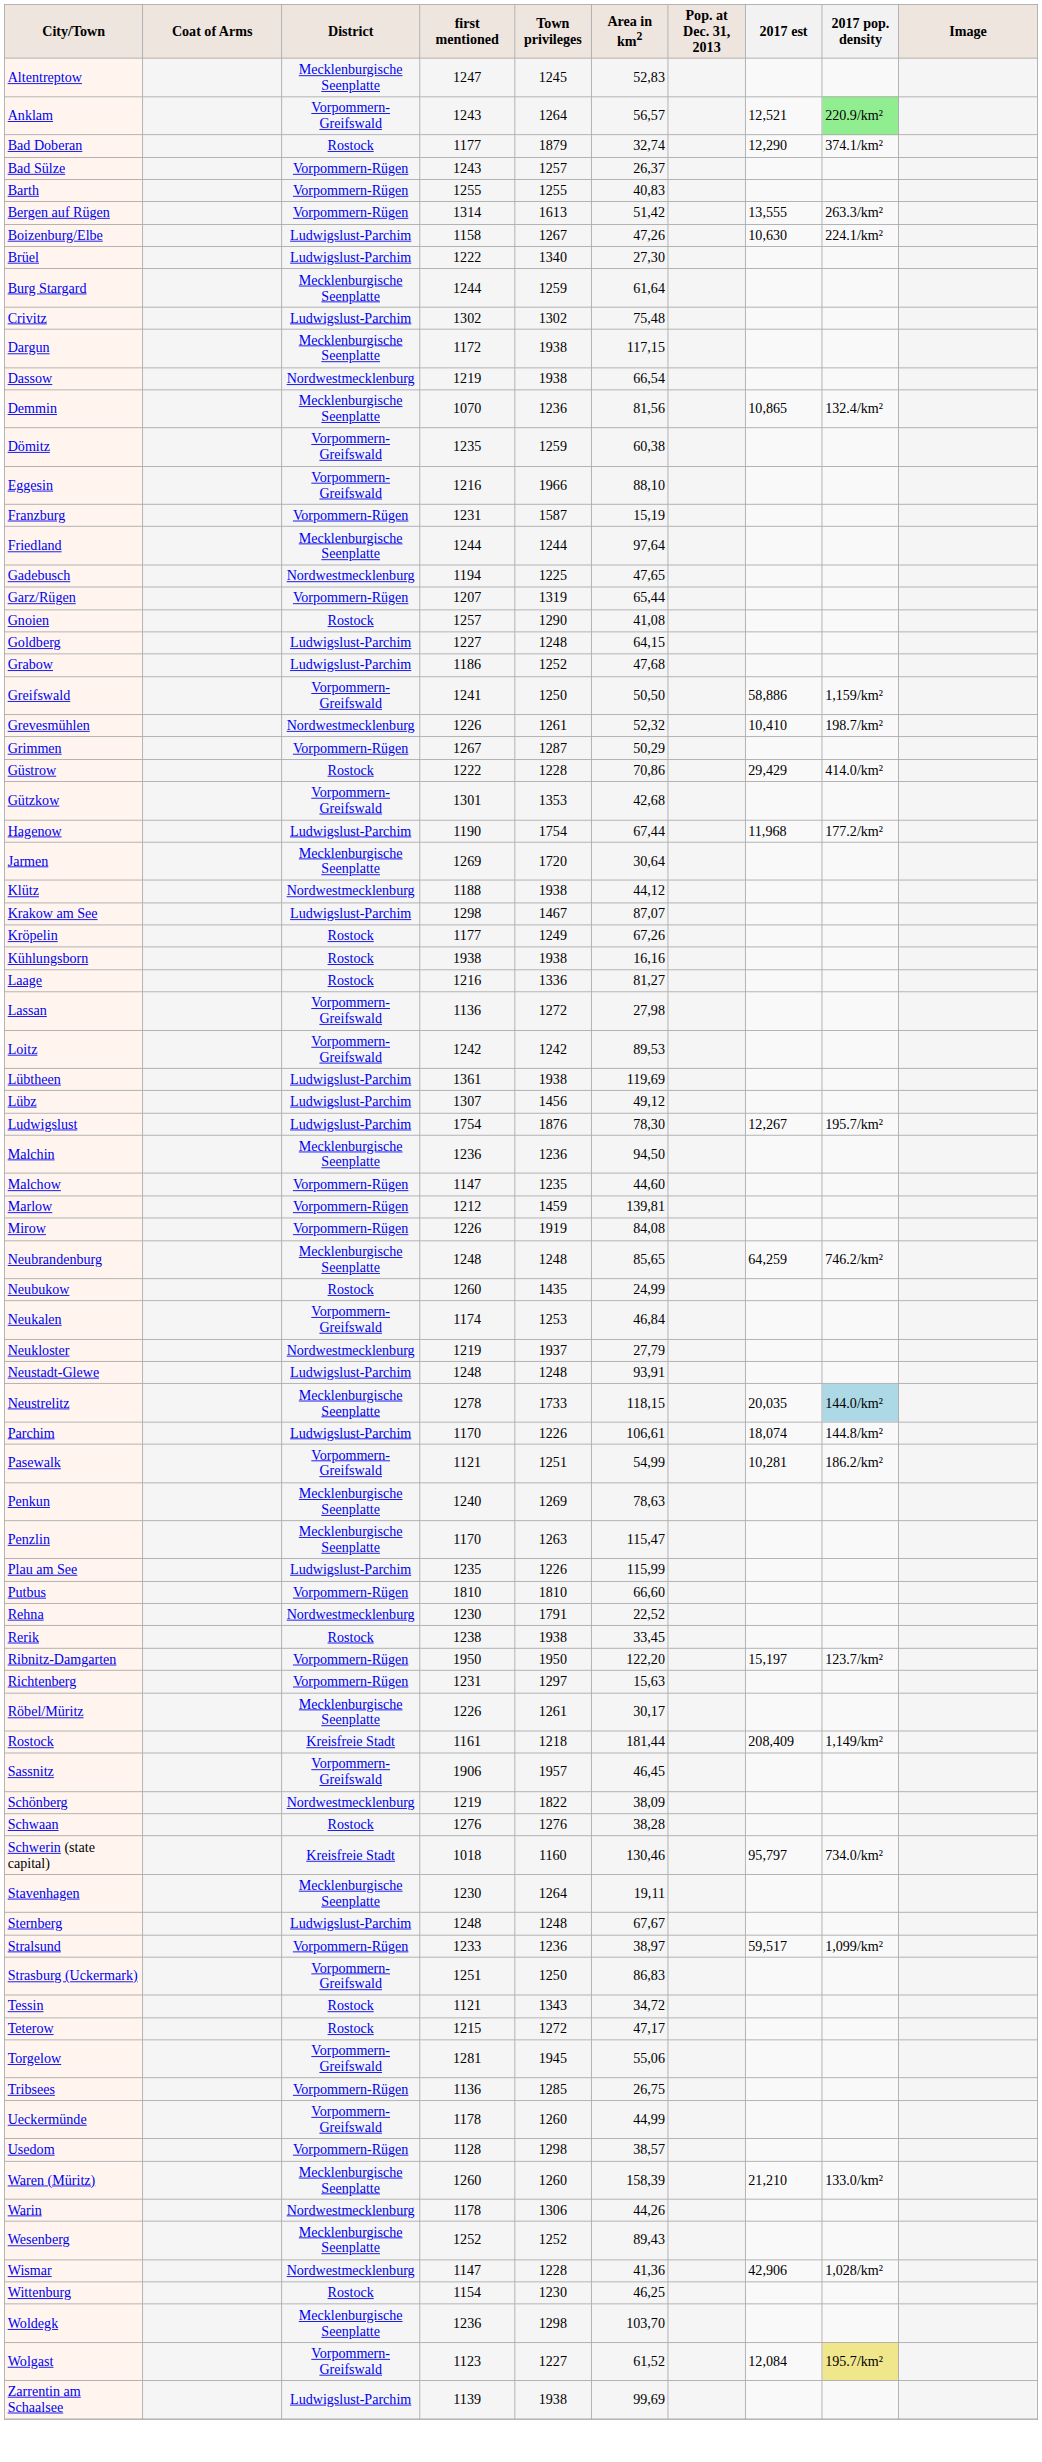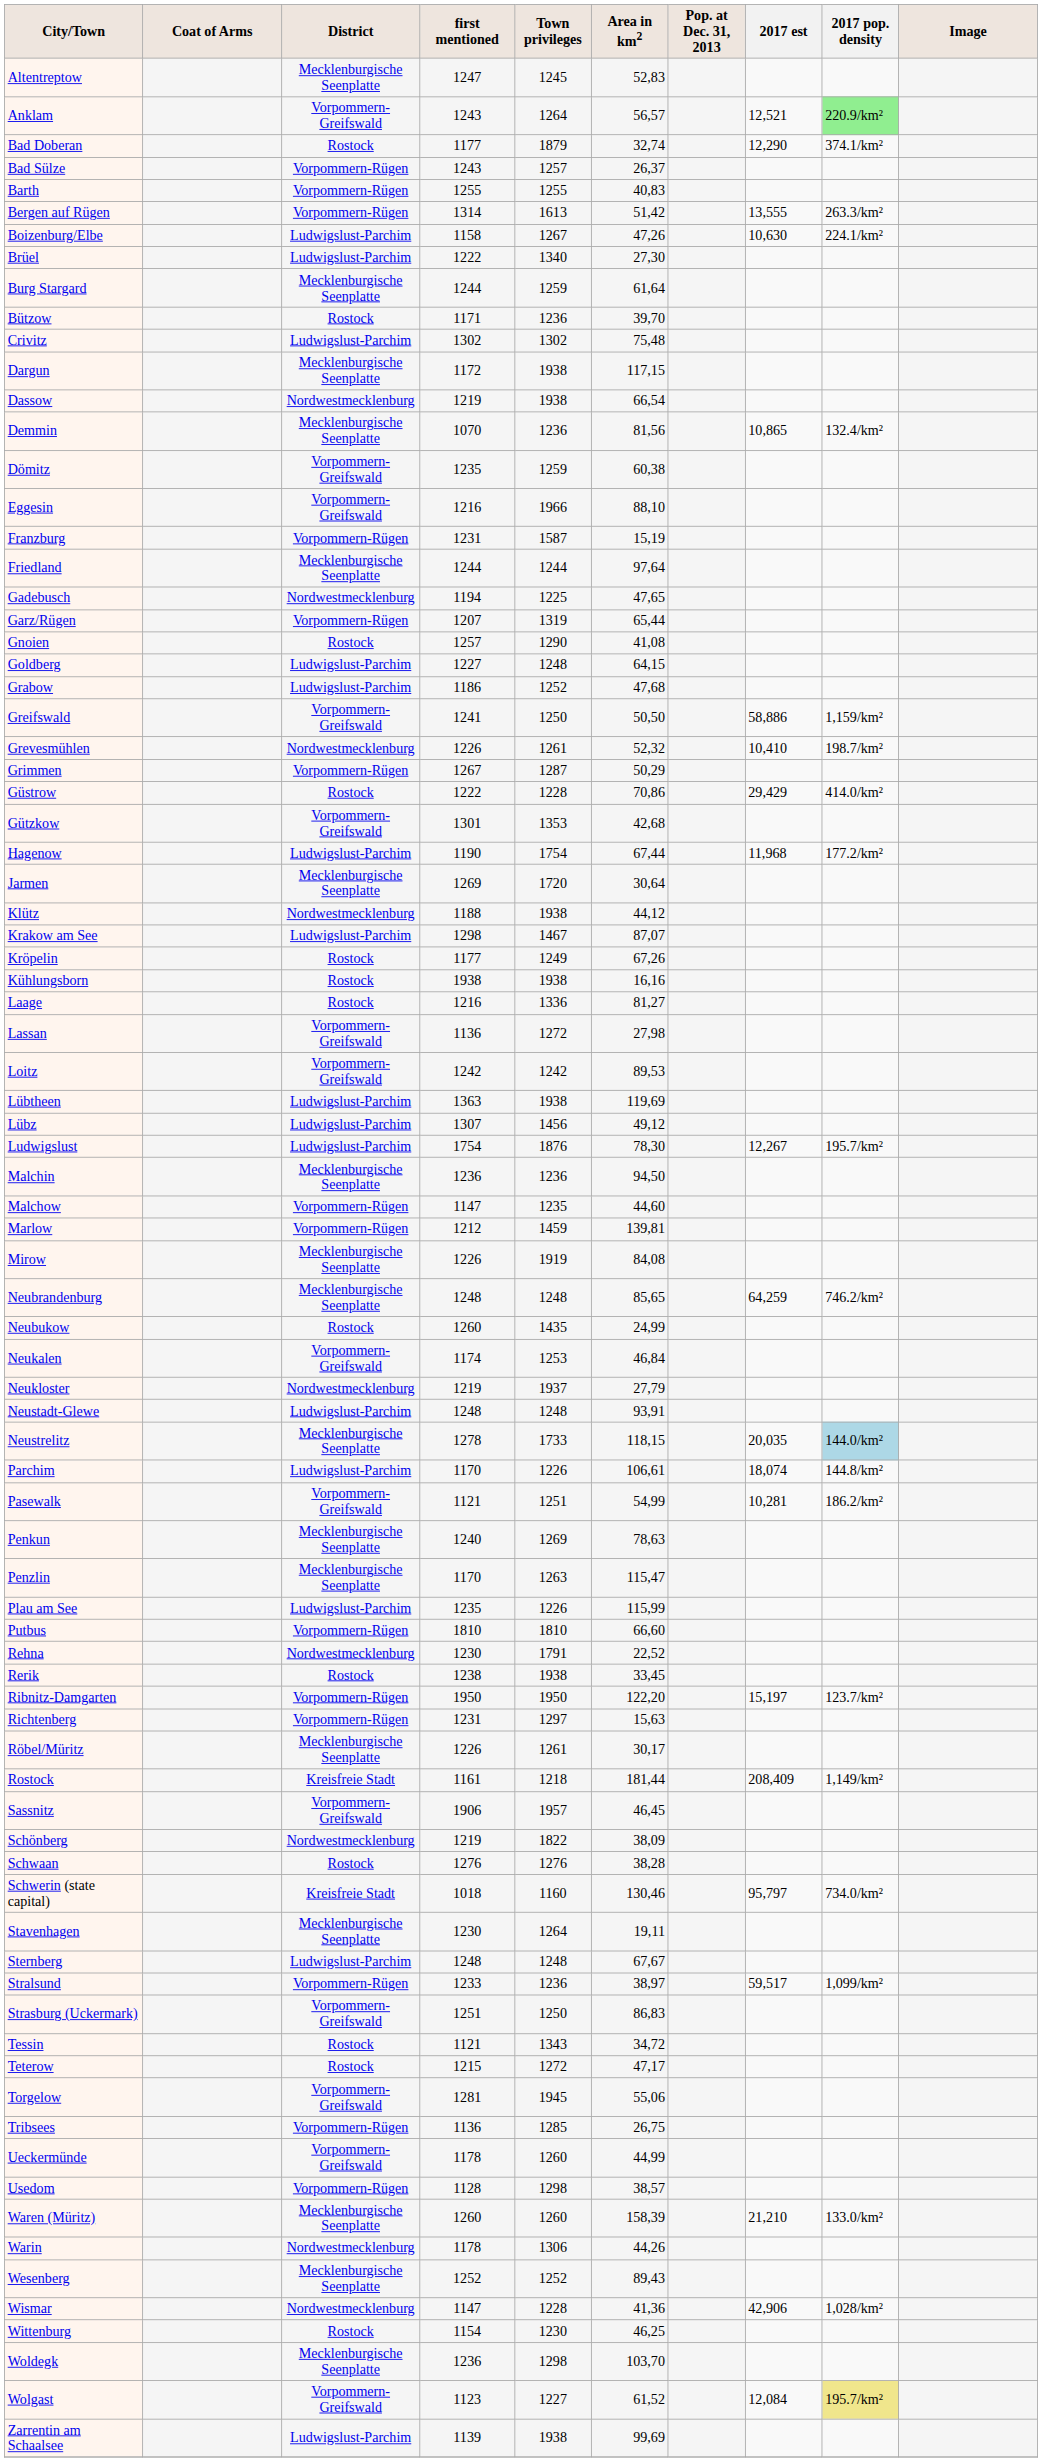+ row: (30, 318)
(467, 1079) 1361 -> (467, 1101) 1363
(351, 1229) Vorpommern-Rügen -> (351, 1259) Mecklenburgische Seenplatte
